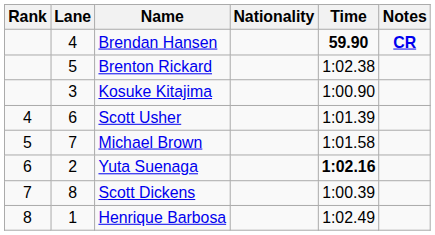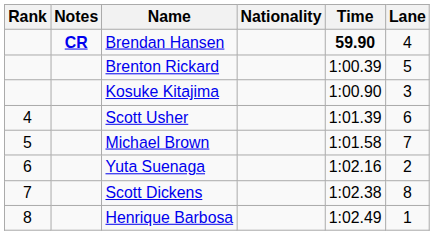columns swapped: (73, 17) <-> (405, 17)
(349, 67) 1:02.38 -> (355, 67) 1:00.39
(349, 167) bold -> (355, 167) normal
(349, 192) 1:00.39 -> (355, 192) 1:02.38
